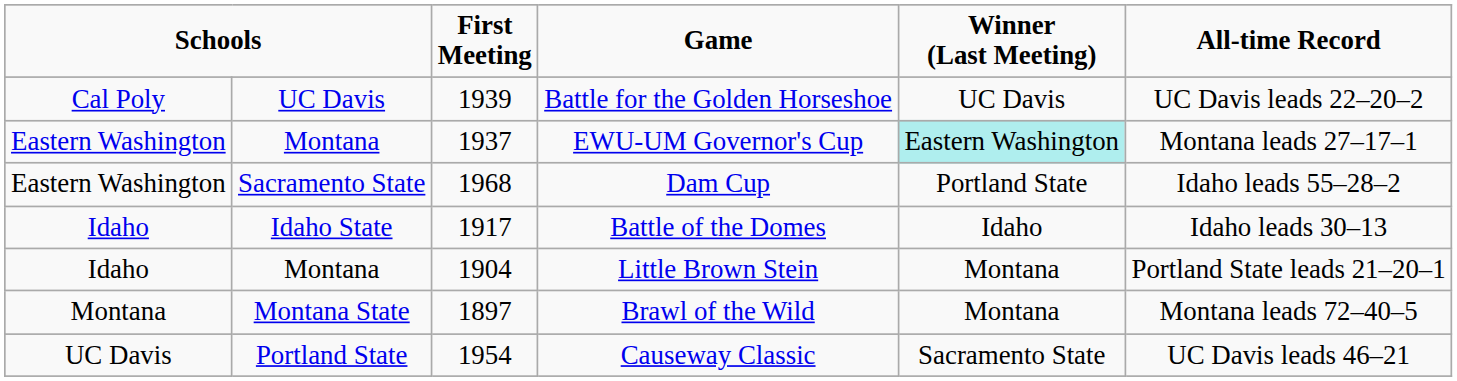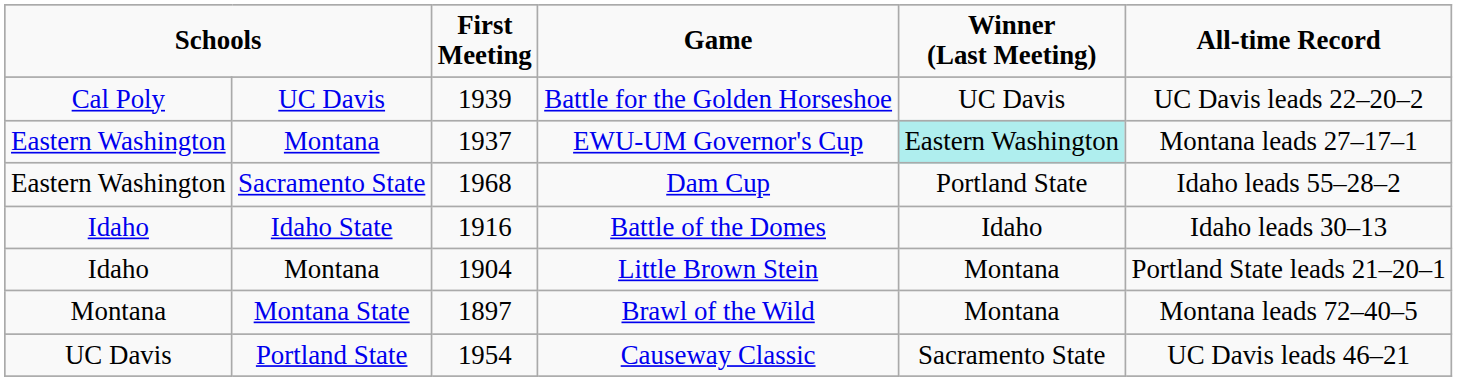(485, 226) 1917 -> (485, 226) 1916
